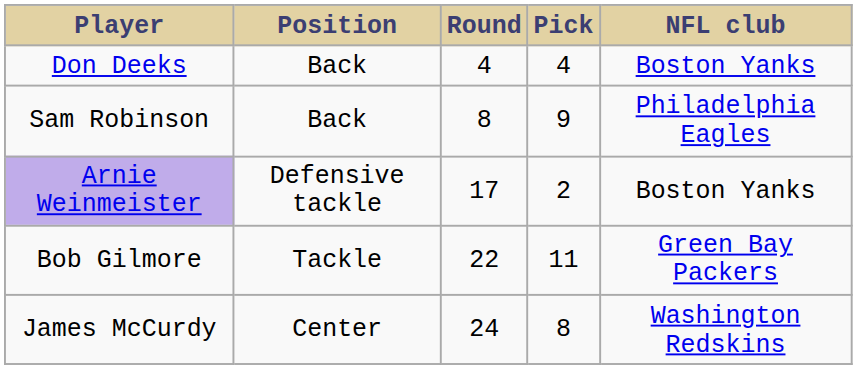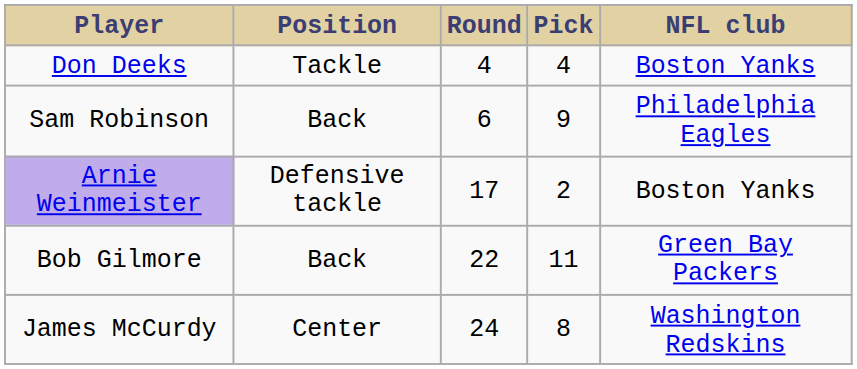(337, 66) Back -> (337, 66) Tackle
(484, 121) 8 -> (484, 121) 6
(337, 260) Tackle -> (337, 260) Back
